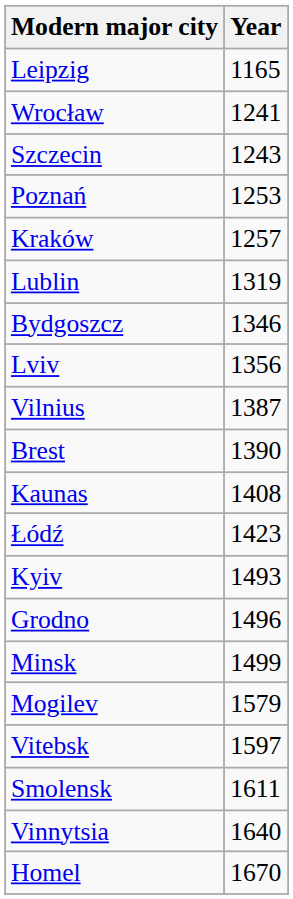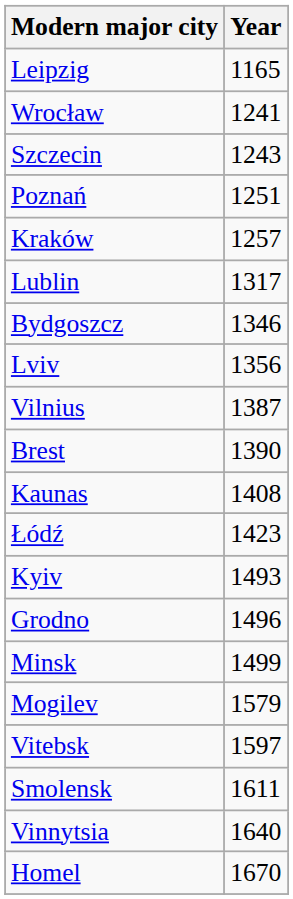(256, 196) 1253 -> (256, 196) 1251
(256, 280) 1319 -> (256, 280) 1317
